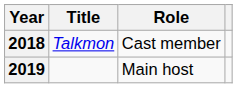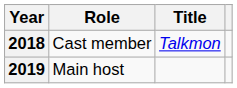columns swapped: (83, 17) <-> (171, 17)
